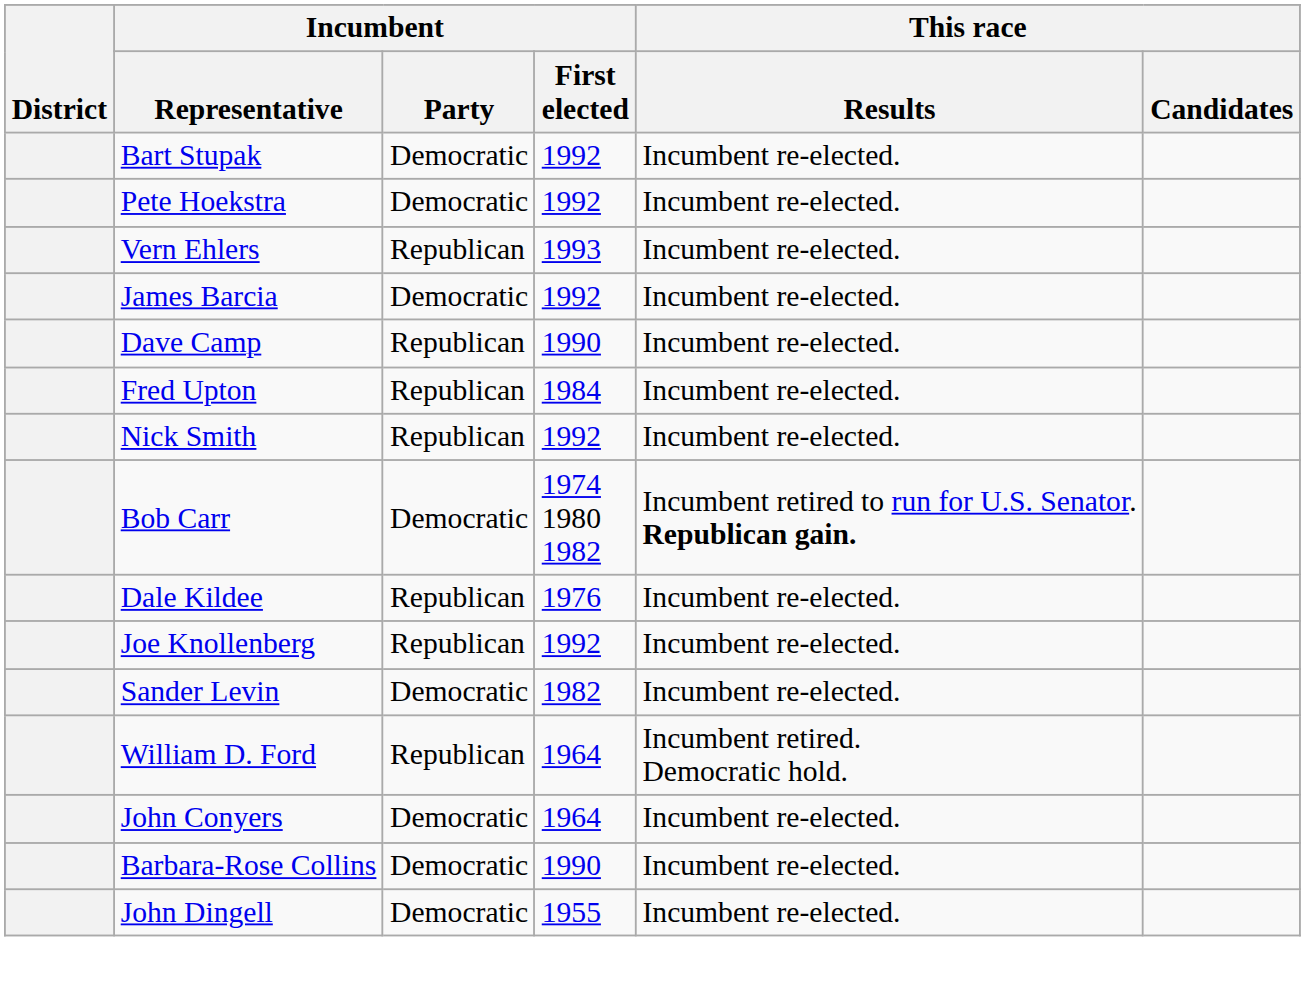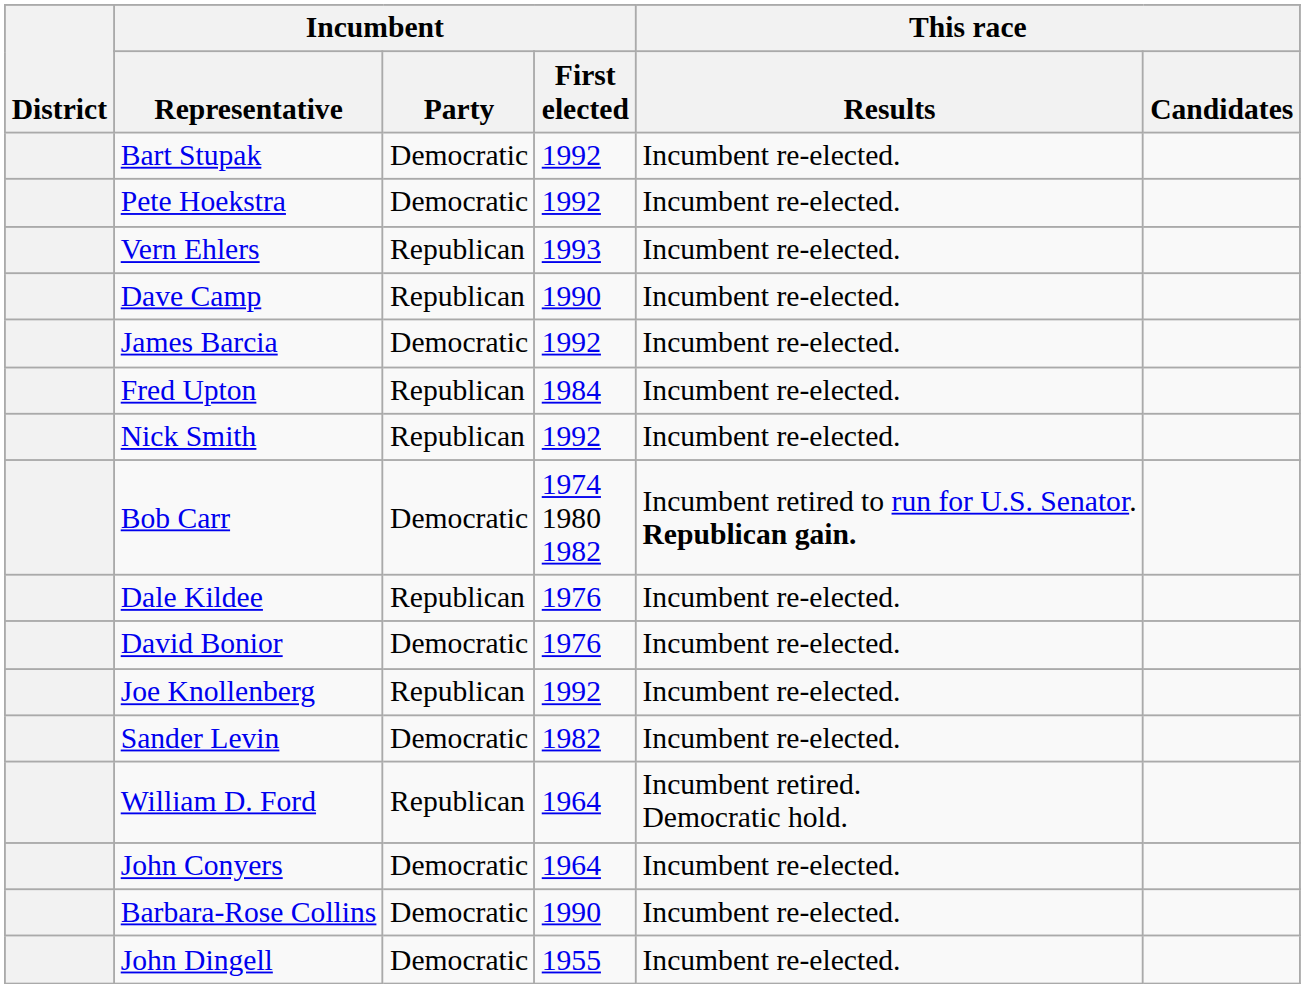rows swapped: (191, 342) <-> (199, 295)
+ row: (202, 644)
